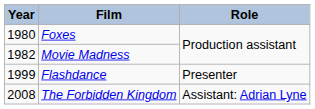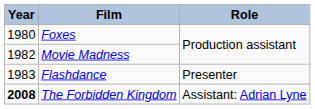(21, 75) 1999 -> (21, 75) 1983
(21, 94) normal -> (21, 94) bold
